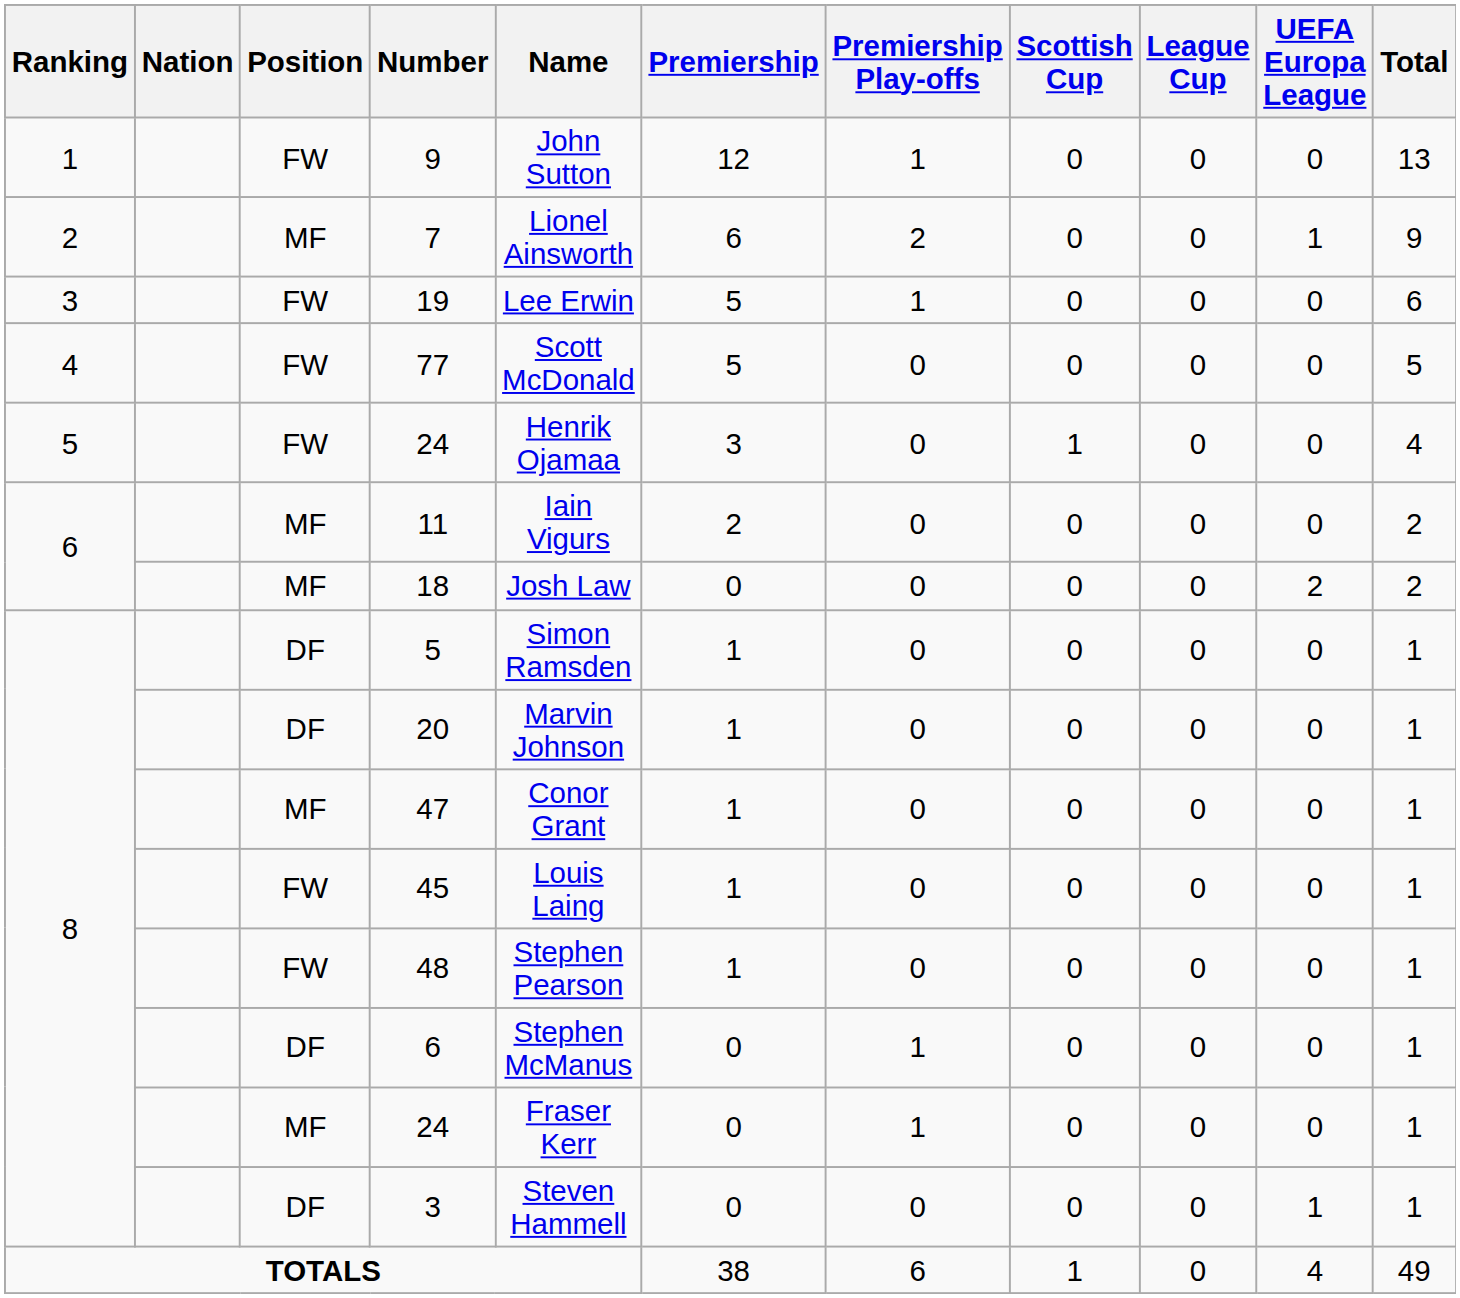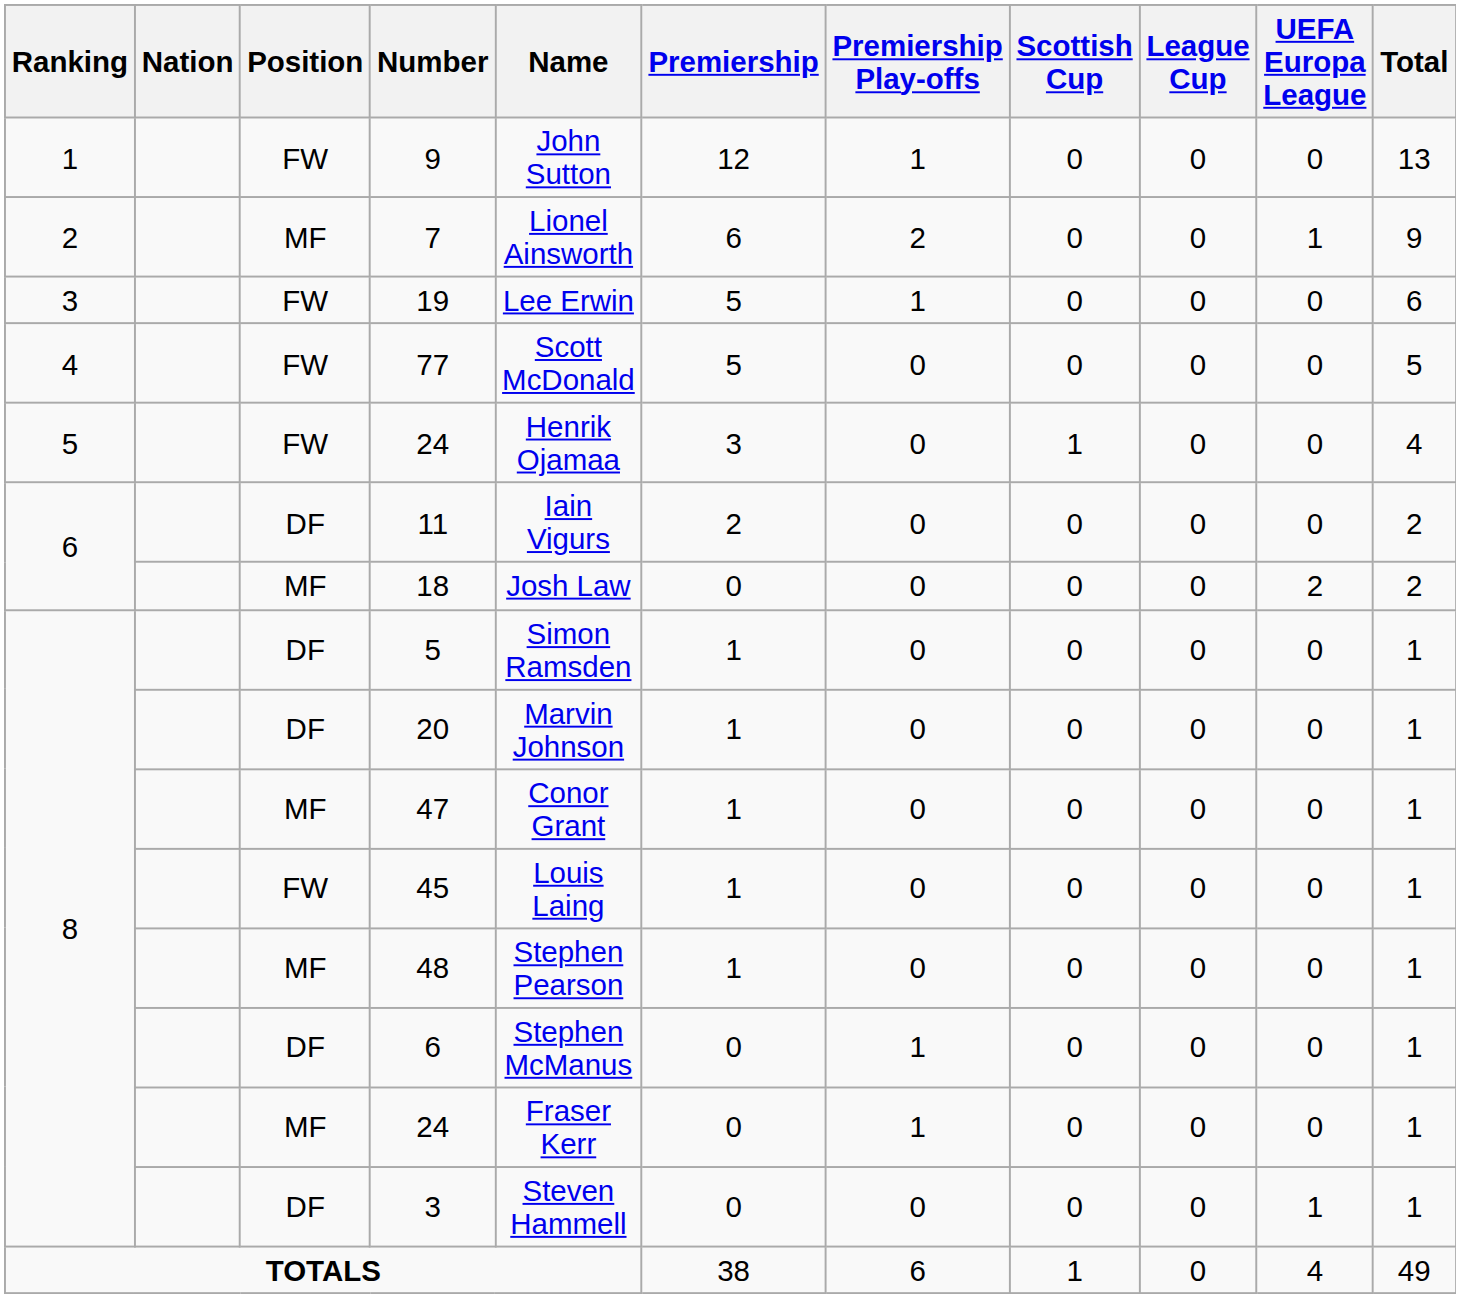(305, 523) MF -> (305, 523) DF
(305, 968) FW -> (305, 968) MF
